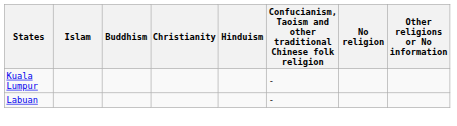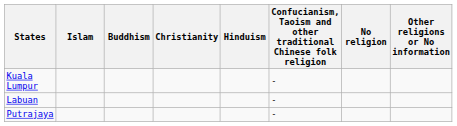+ row: (30, 114)
